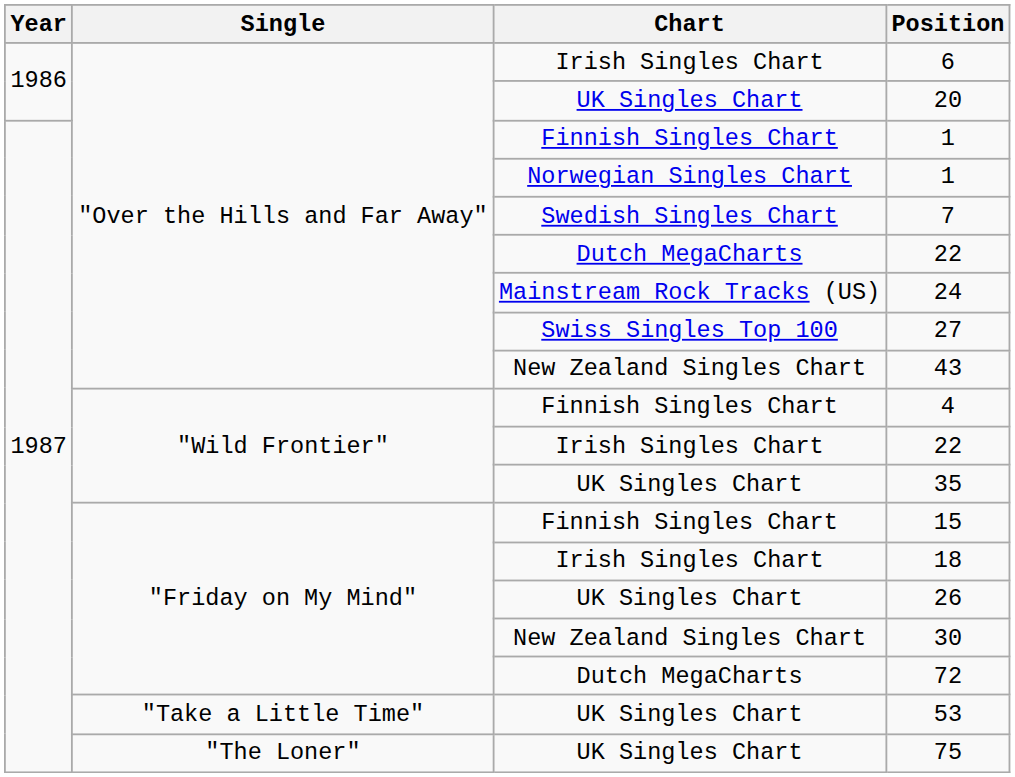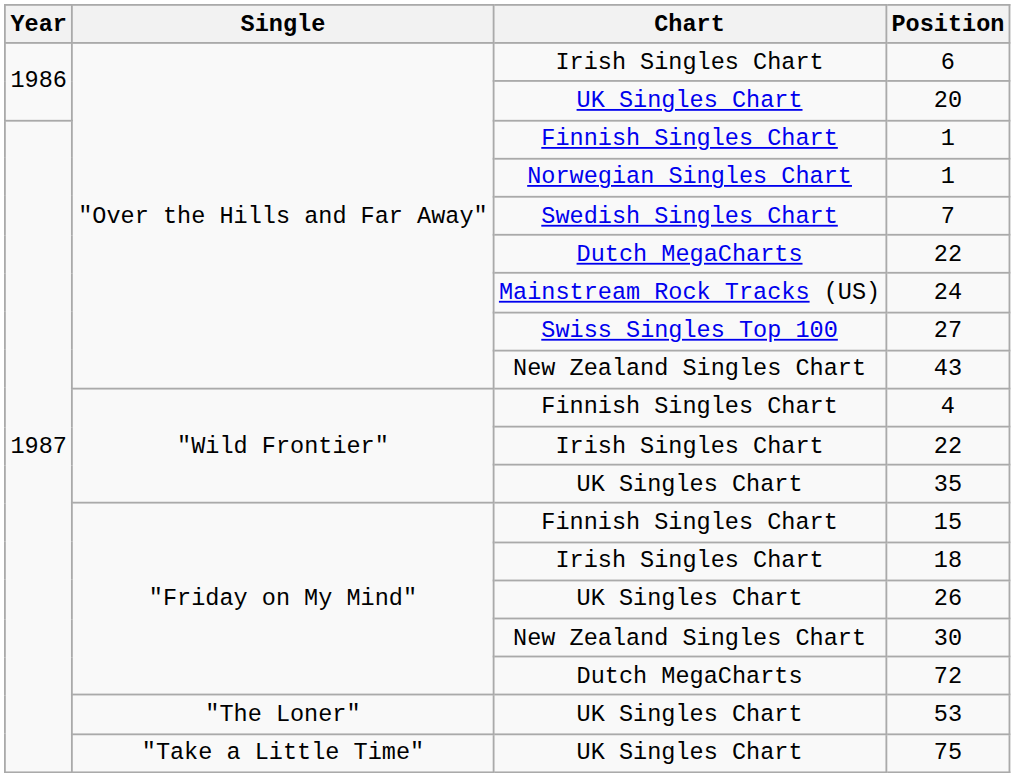(283, 714) "Take a Little Time" -> (283, 714) "The Loner"
(283, 753) "The Loner" -> (283, 753) "Take a Little Time"
